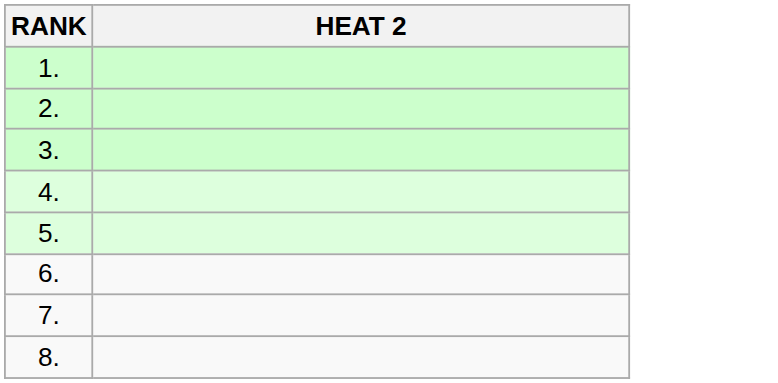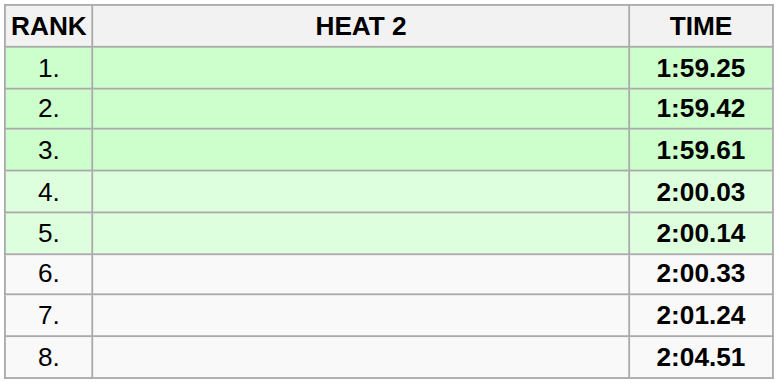+ column: (701, 26)
